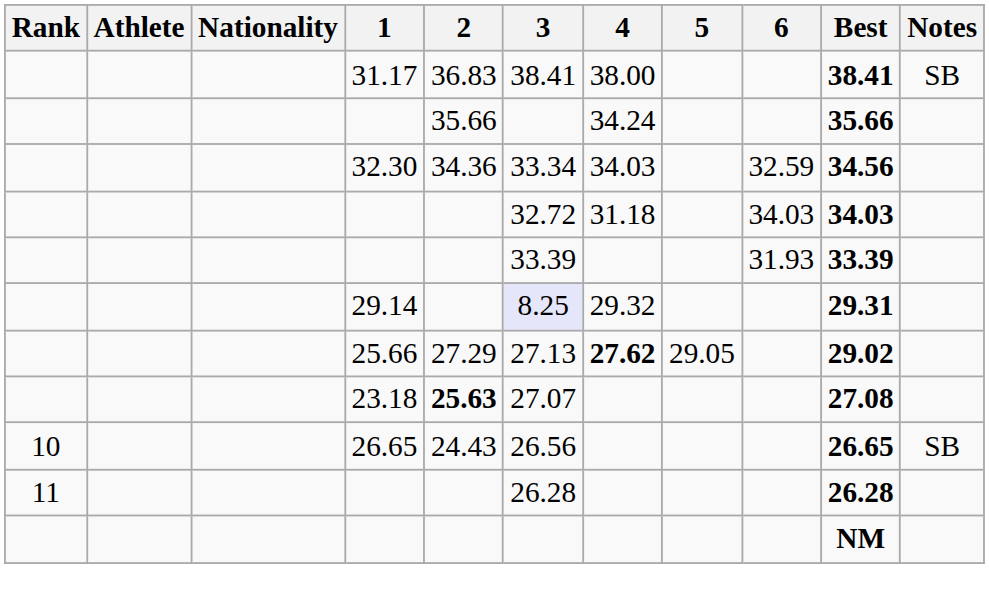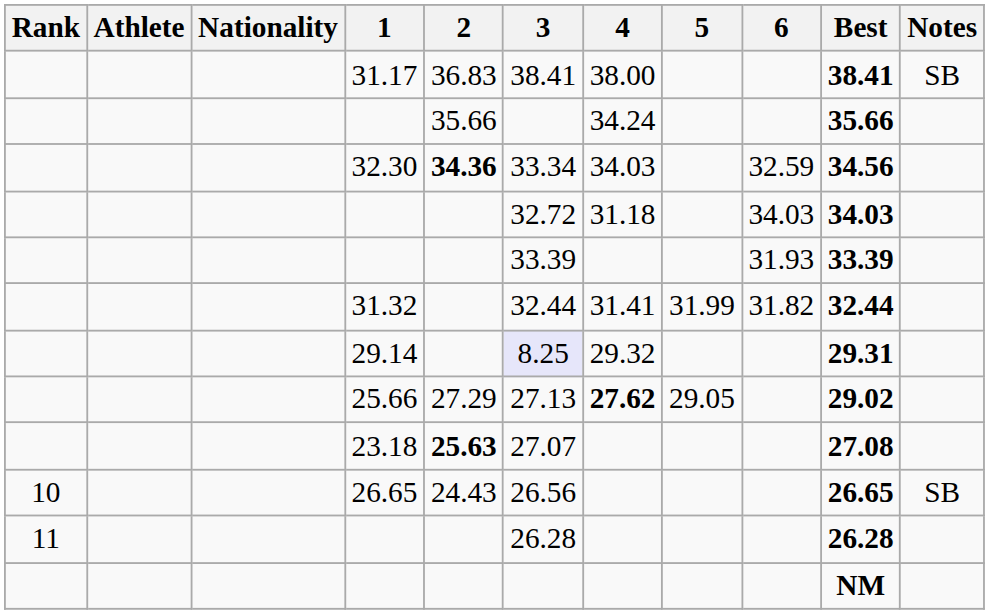(464, 167) normal -> (464, 167) bold
+ row: (46, 307)
